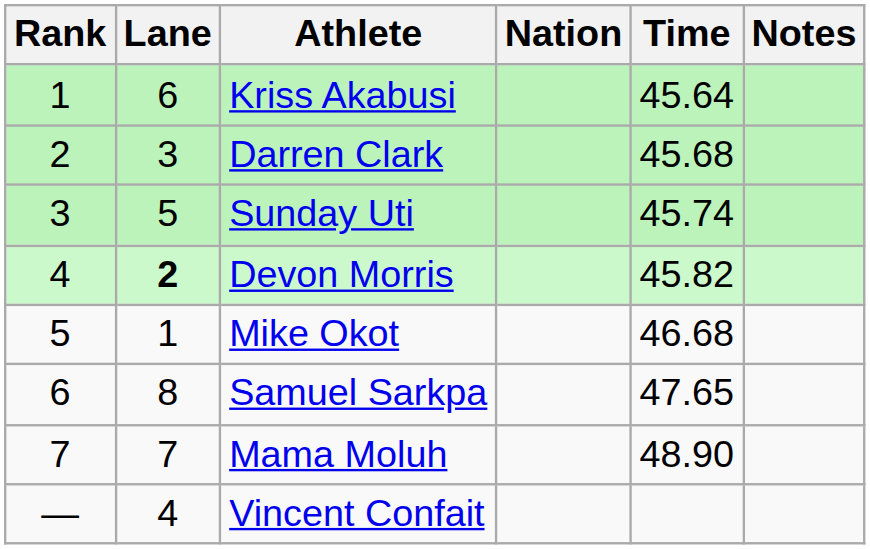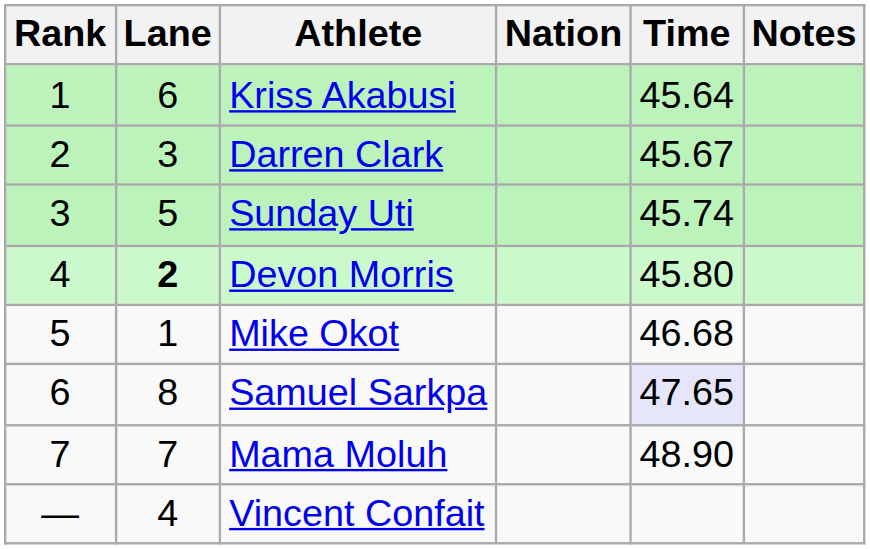(687, 154) 45.68 -> (687, 154) 45.67
(687, 273) 45.82 -> (687, 273) 45.80
(687, 393) no background -> (687, 393) lavender background
